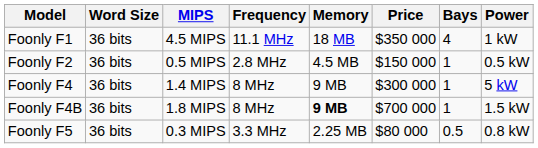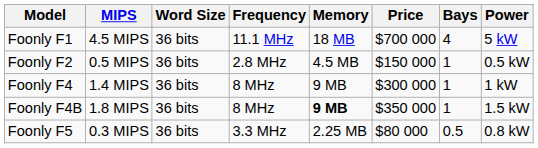columns swapped: (196, 16) <-> (124, 16)
(406, 39) $350 000 -> (406, 39) $700 000
(501, 39) 1 kW -> (501, 39) 5 kW
(501, 85) 5 kW -> (501, 85) 1 kW
(406, 108) $700 000 -> (406, 108) $350 000
